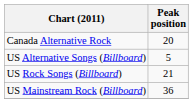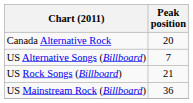(168, 57) 5 -> (168, 57) 7
